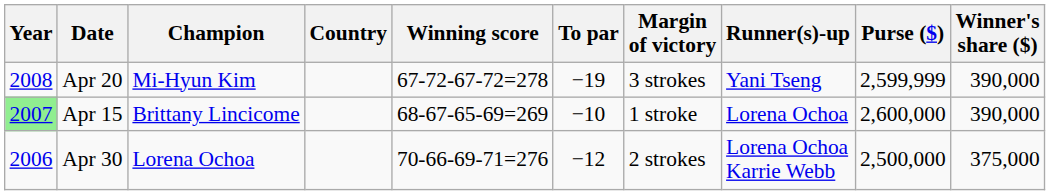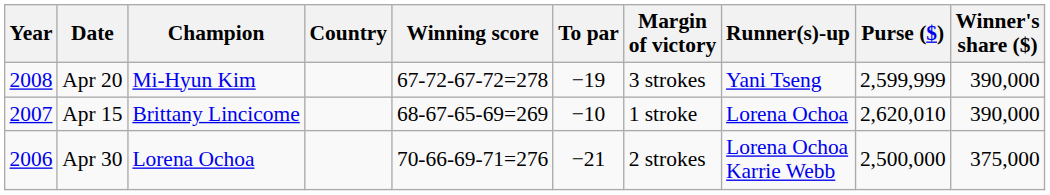(31, 113) lightgreen background -> (31, 113) no background
(903, 113) 2,600,000 -> (903, 113) 2,620,010
(589, 159) −12 -> (589, 159) −21
